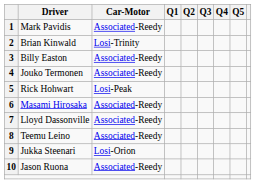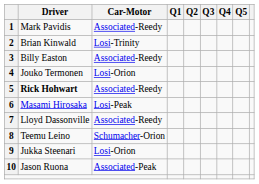(128, 73) Associated-Reedy -> (115, 73) Losi-Orion
(47, 89) normal -> (49, 89) bold
(113, 89) Losi-Peak -> (128, 89) Associated-Reedy
(128, 104) Associated-Reedy -> (113, 104) Losi-Peak
(128, 135) Associated-Reedy -> (129, 135) Schumacher-Orion
(128, 166) Associated-Reedy -> (125, 166) Associated-Peak
